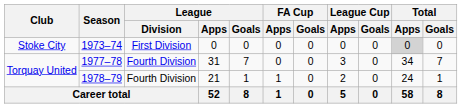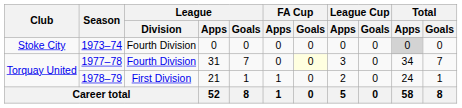(161, 45) First Division -> (161, 45) Fourth Division
(311, 62) no background -> (311, 62) lightyellow background
(161, 78) Fourth Division -> (161, 78) First Division
